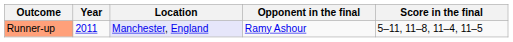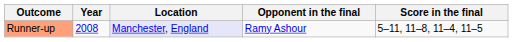(86, 28) 2011 -> (87, 28) 2008
